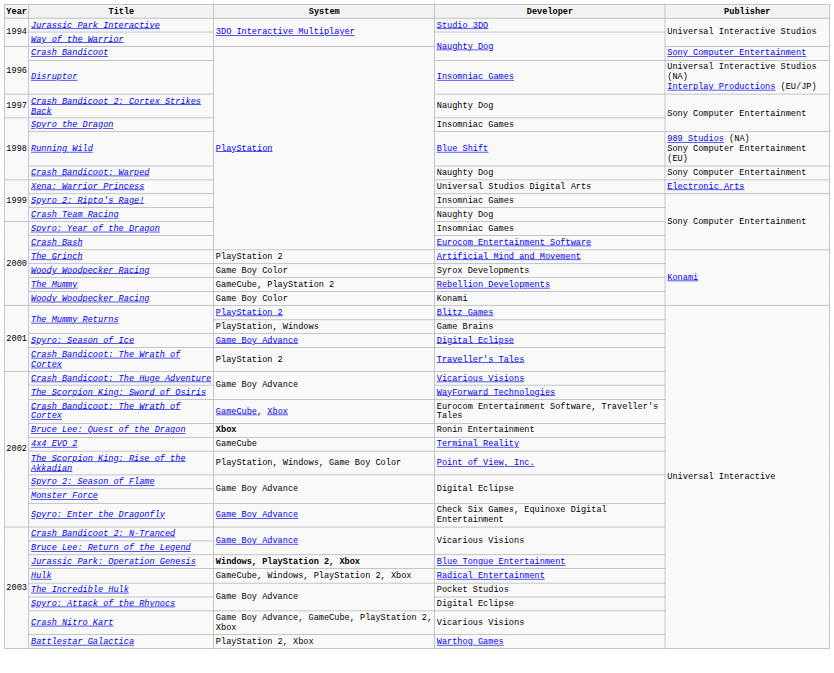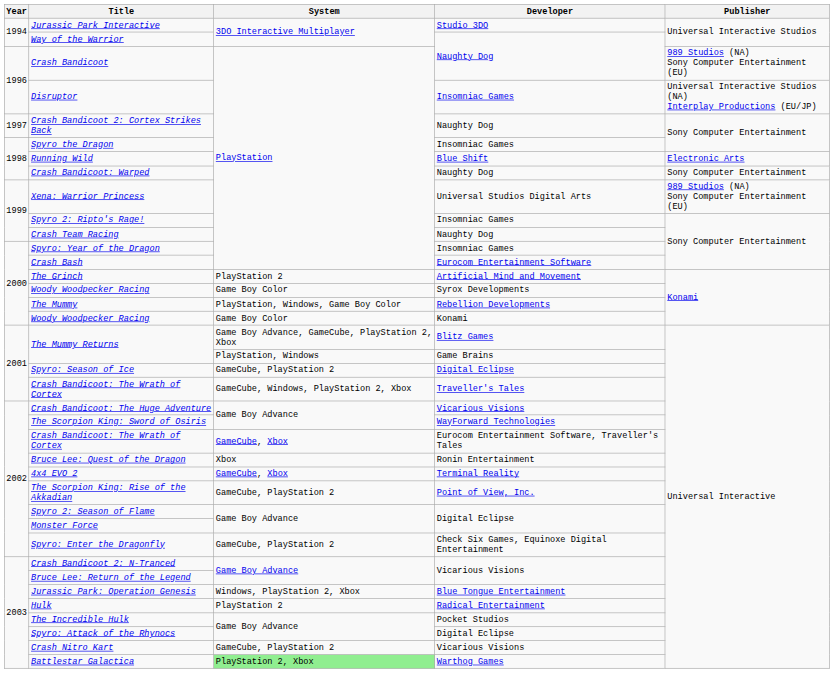(737, 53) Sony Computer Entertainment -> (737, 63) 989 Studios (NA) Sony Computer Entertainment (EU)
(737, 149) 989 Studios (NA) Sony Computer Entertainment (EU) -> (706, 159) Electronic Arts
(706, 187) Electronic Arts -> (737, 197) 989 Studios (NA) Sony Computer Entertainment (EU)
(275, 285) GameCube, PlayStation 2 -> (309, 304) PlayStation, Windows, Game Boy Color
(249, 313) PlayStation 2 -> (324, 337) Game Boy Advance, GameCube, PlayStation 2, Xbox
(257, 340) Game Boy Advance -> (275, 370) GameCube, PlayStation 2
(249, 359) PlayStation 2 -> (314, 389) GameCube, Windows, PlayStation 2, Xbox
(226, 430) bold -> (226, 460) normal
(236, 444) GameCube -> (252, 474) GameCube, Xbox
(309, 463) PlayStation, Windows, Game Boy Color -> (275, 493) GameCube, PlayStation 2
(257, 515) Game Boy Advance -> (275, 545) GameCube, PlayStation 2
(288, 562) bold -> (288, 592) normal
(314, 576) GameCube, Windows, PlayStation 2, Xbox -> (249, 606) PlayStation 2
(324, 623) Game Boy Advance, GameCube, PlayStation 2, Xbox -> (275, 648) GameCube, PlayStation 2
(265, 642) no background -> (265, 662) lightgreen background
